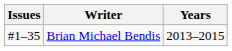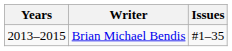columns swapped: (195, 14) <-> (24, 14)
